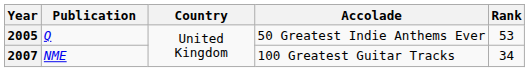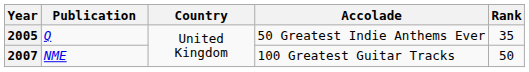(507, 35) 53 -> (507, 35) 35
(507, 56) 34 -> (507, 56) 50
